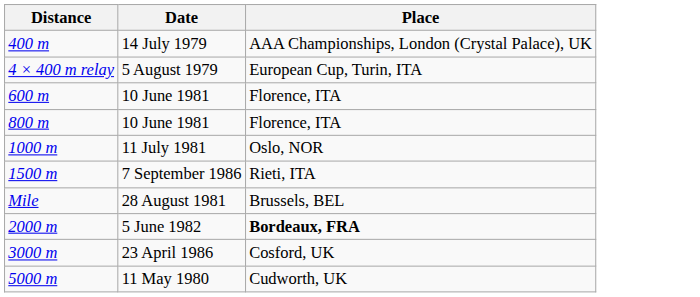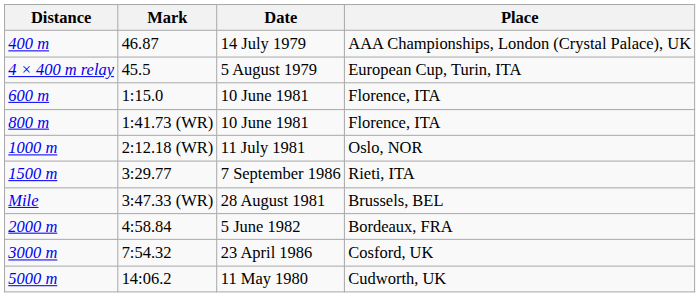+ column: (167, 17)
(305, 226) bold -> (400, 226) normal
